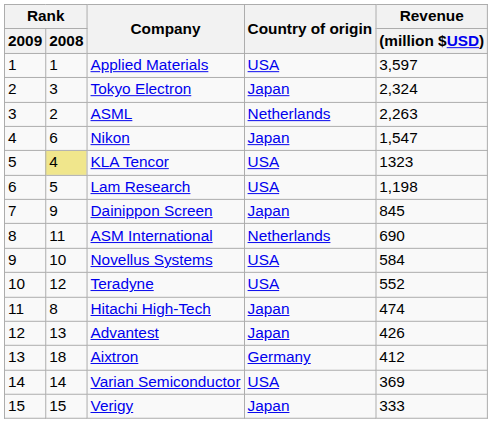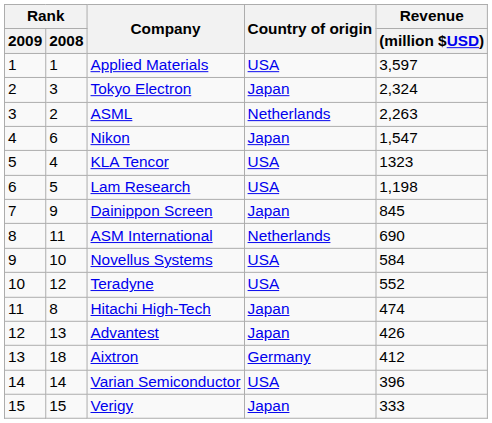(54, 162) khaki background -> (54, 162) no background
(392, 382) 369 -> (392, 382) 396
